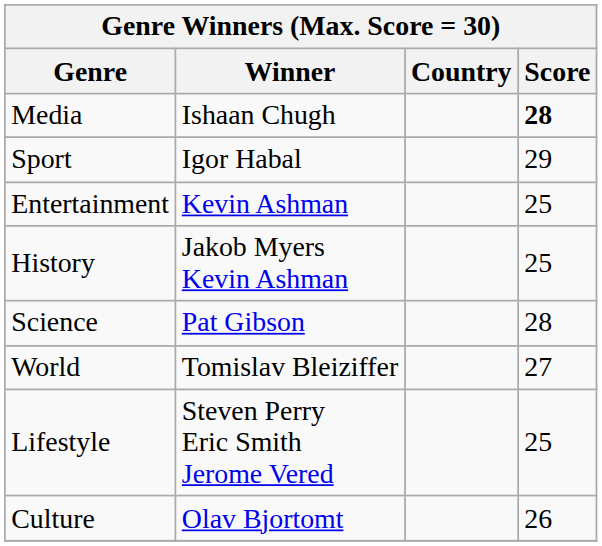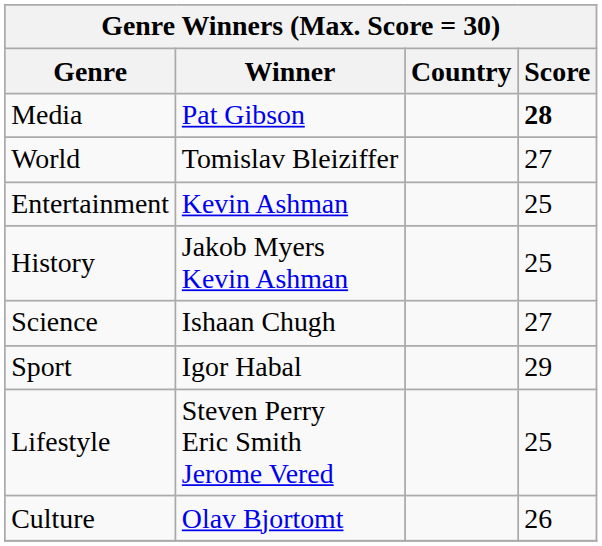(259, 114) Ishaan Chugh -> (243, 114) Pat Gibson
rows swapped: (46, 366) <-> (41, 159)
(243, 322) Pat Gibson -> (259, 322) Ishaan Chugh
(538, 322) 28 -> (538, 322) 27
